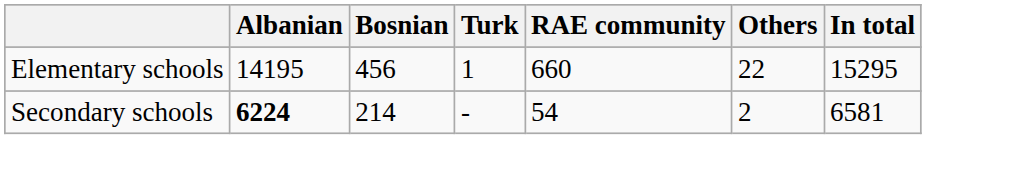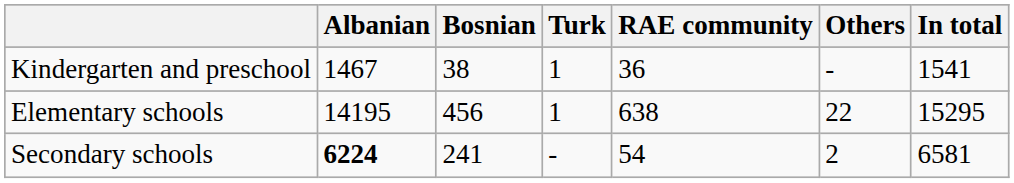+ row: (161, 68)
(551, 68) 660 -> (639, 111) 638
(376, 111) 214 -> (463, 154) 241
